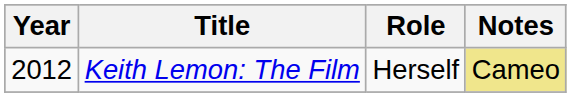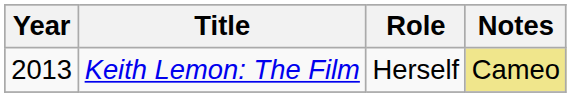(42, 69) 2012 -> (42, 69) 2013
